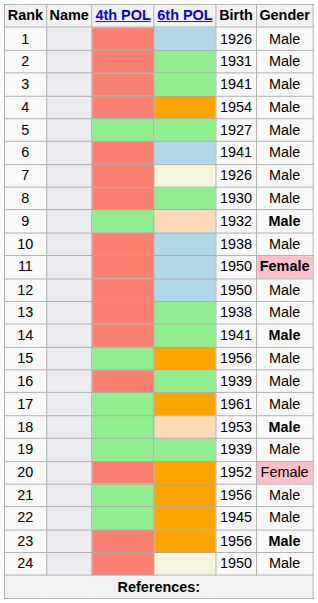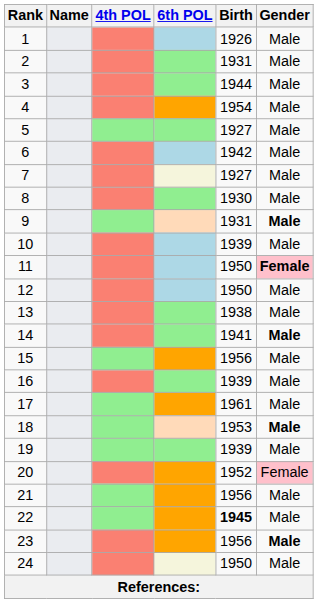(236, 84) 1941 -> (236, 84) 1944
(236, 152) 1941 -> (236, 152) 1942
(236, 175) 1926 -> (236, 175) 1927
(236, 221) 1932 -> (236, 221) 1931
(236, 244) 1938 -> (236, 244) 1939
(236, 518) normal -> (236, 518) bold
